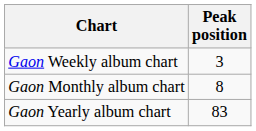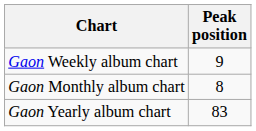(219, 61) 3 -> (219, 61) 9
